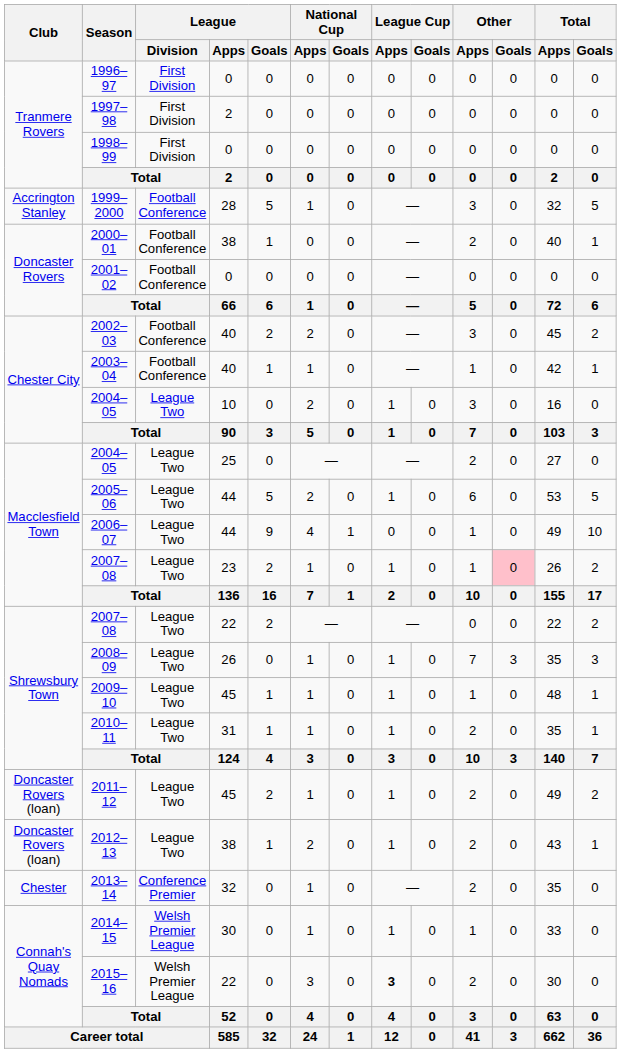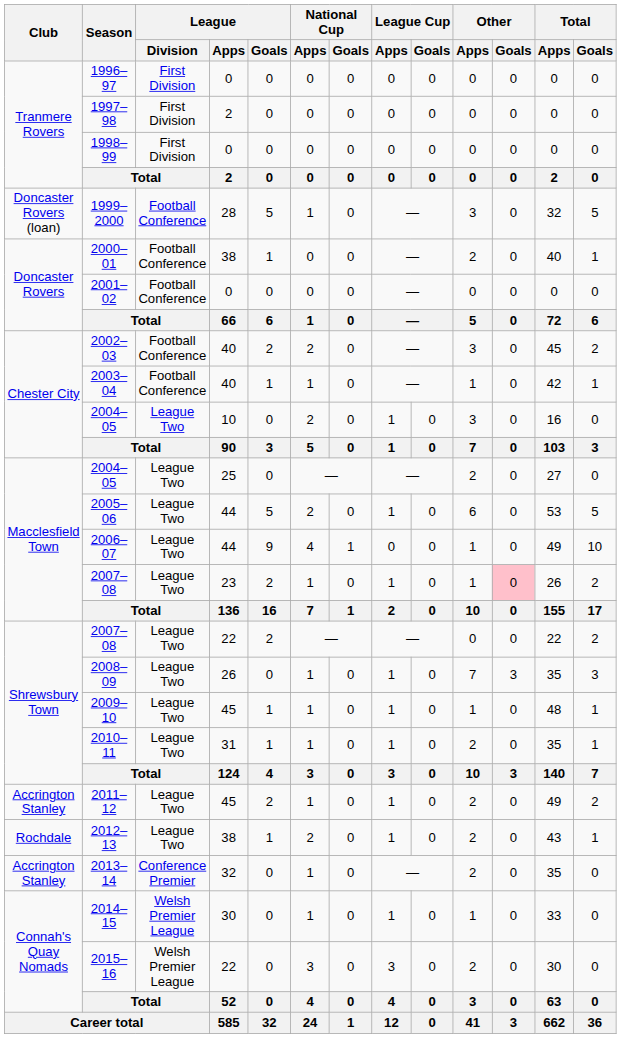(44, 206) Accrington Stanley -> (44, 213) Doncaster Rovers (loan)
(44, 794) Doncaster Rovers (loan) -> (44, 802) Accrington Stanley
(44, 845) Doncaster Rovers (loan) -> (44, 837) Rochdale
(44, 887) Chester -> (44, 873) Accrington Stanley
(391, 981) bold -> (391, 966) normal
